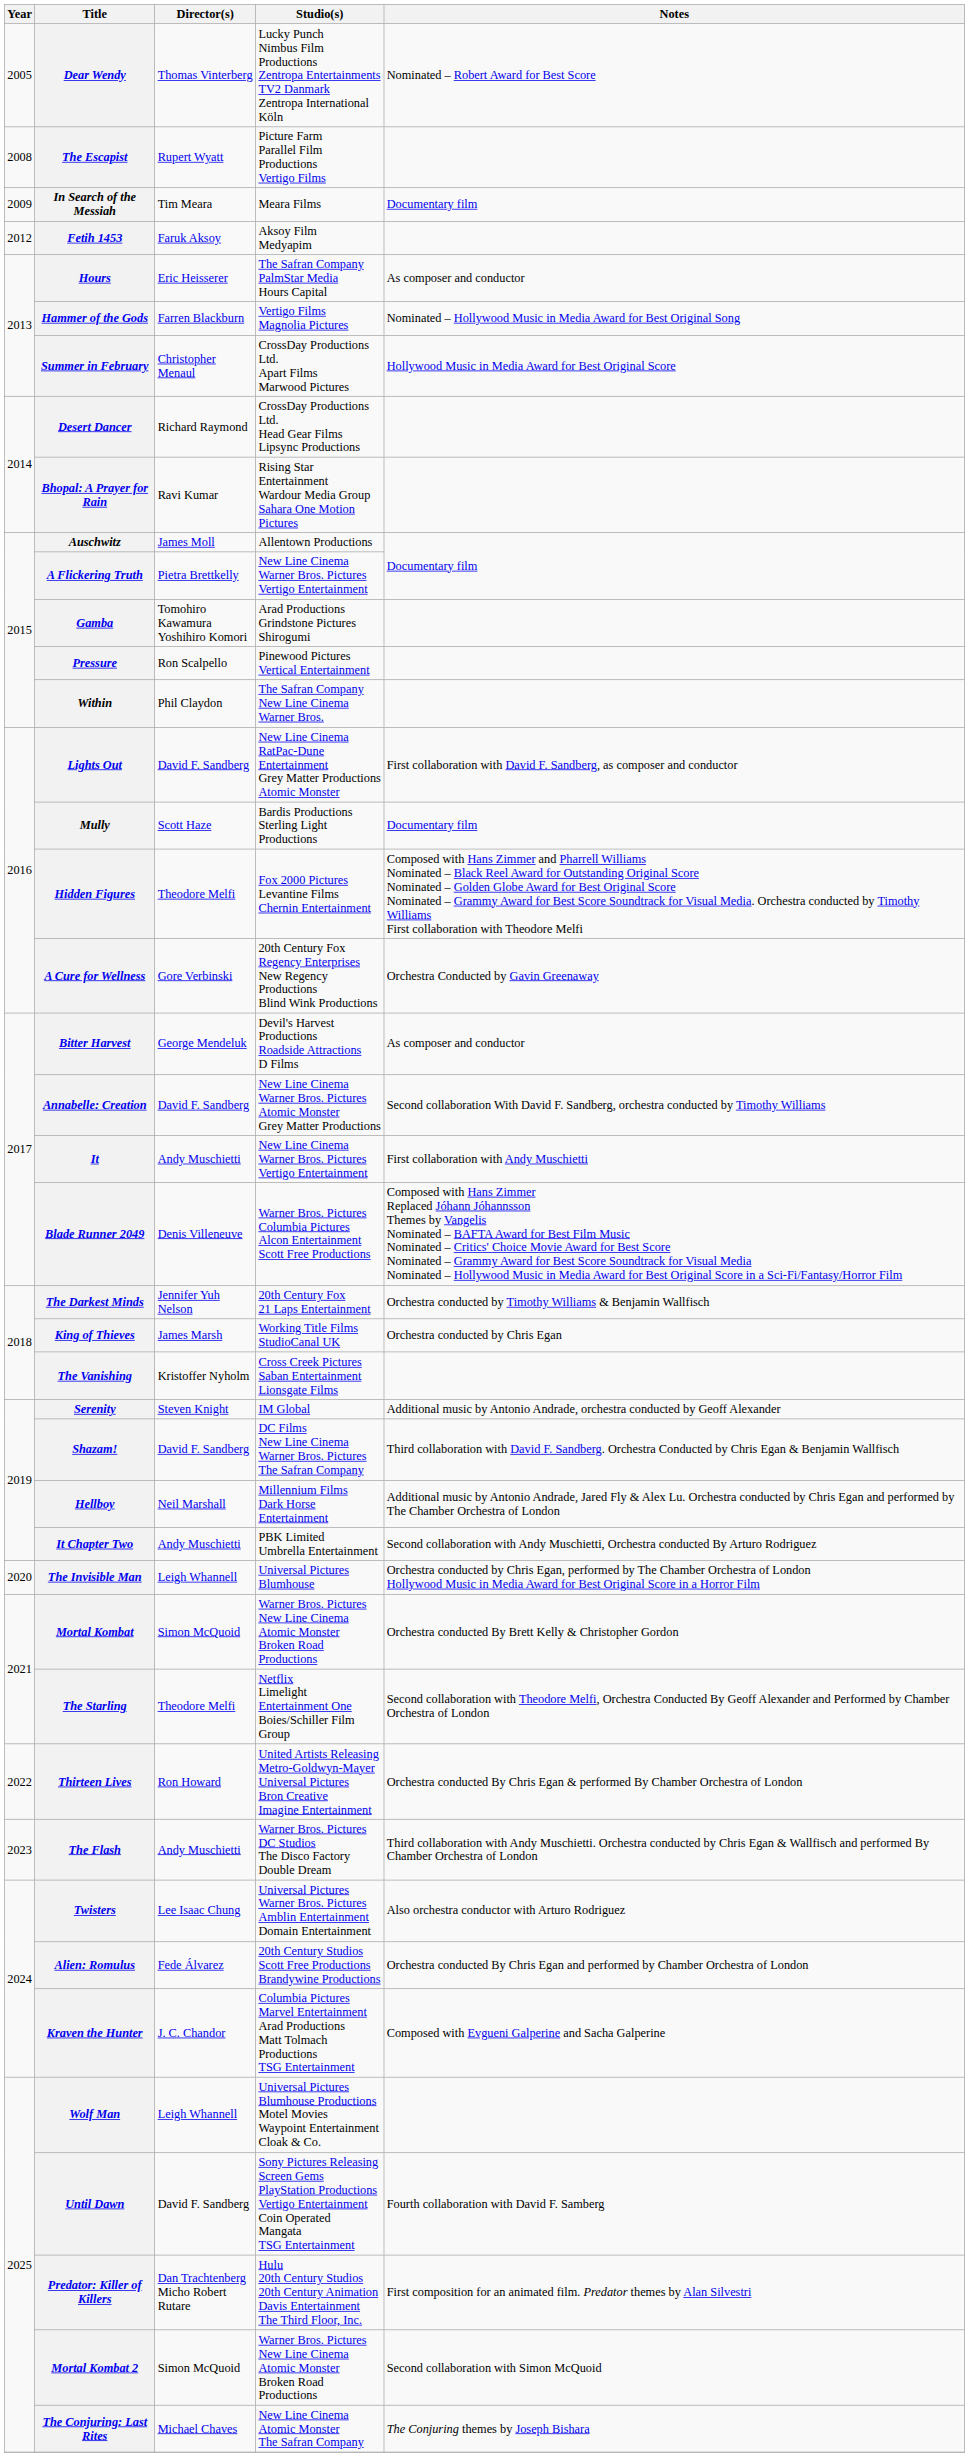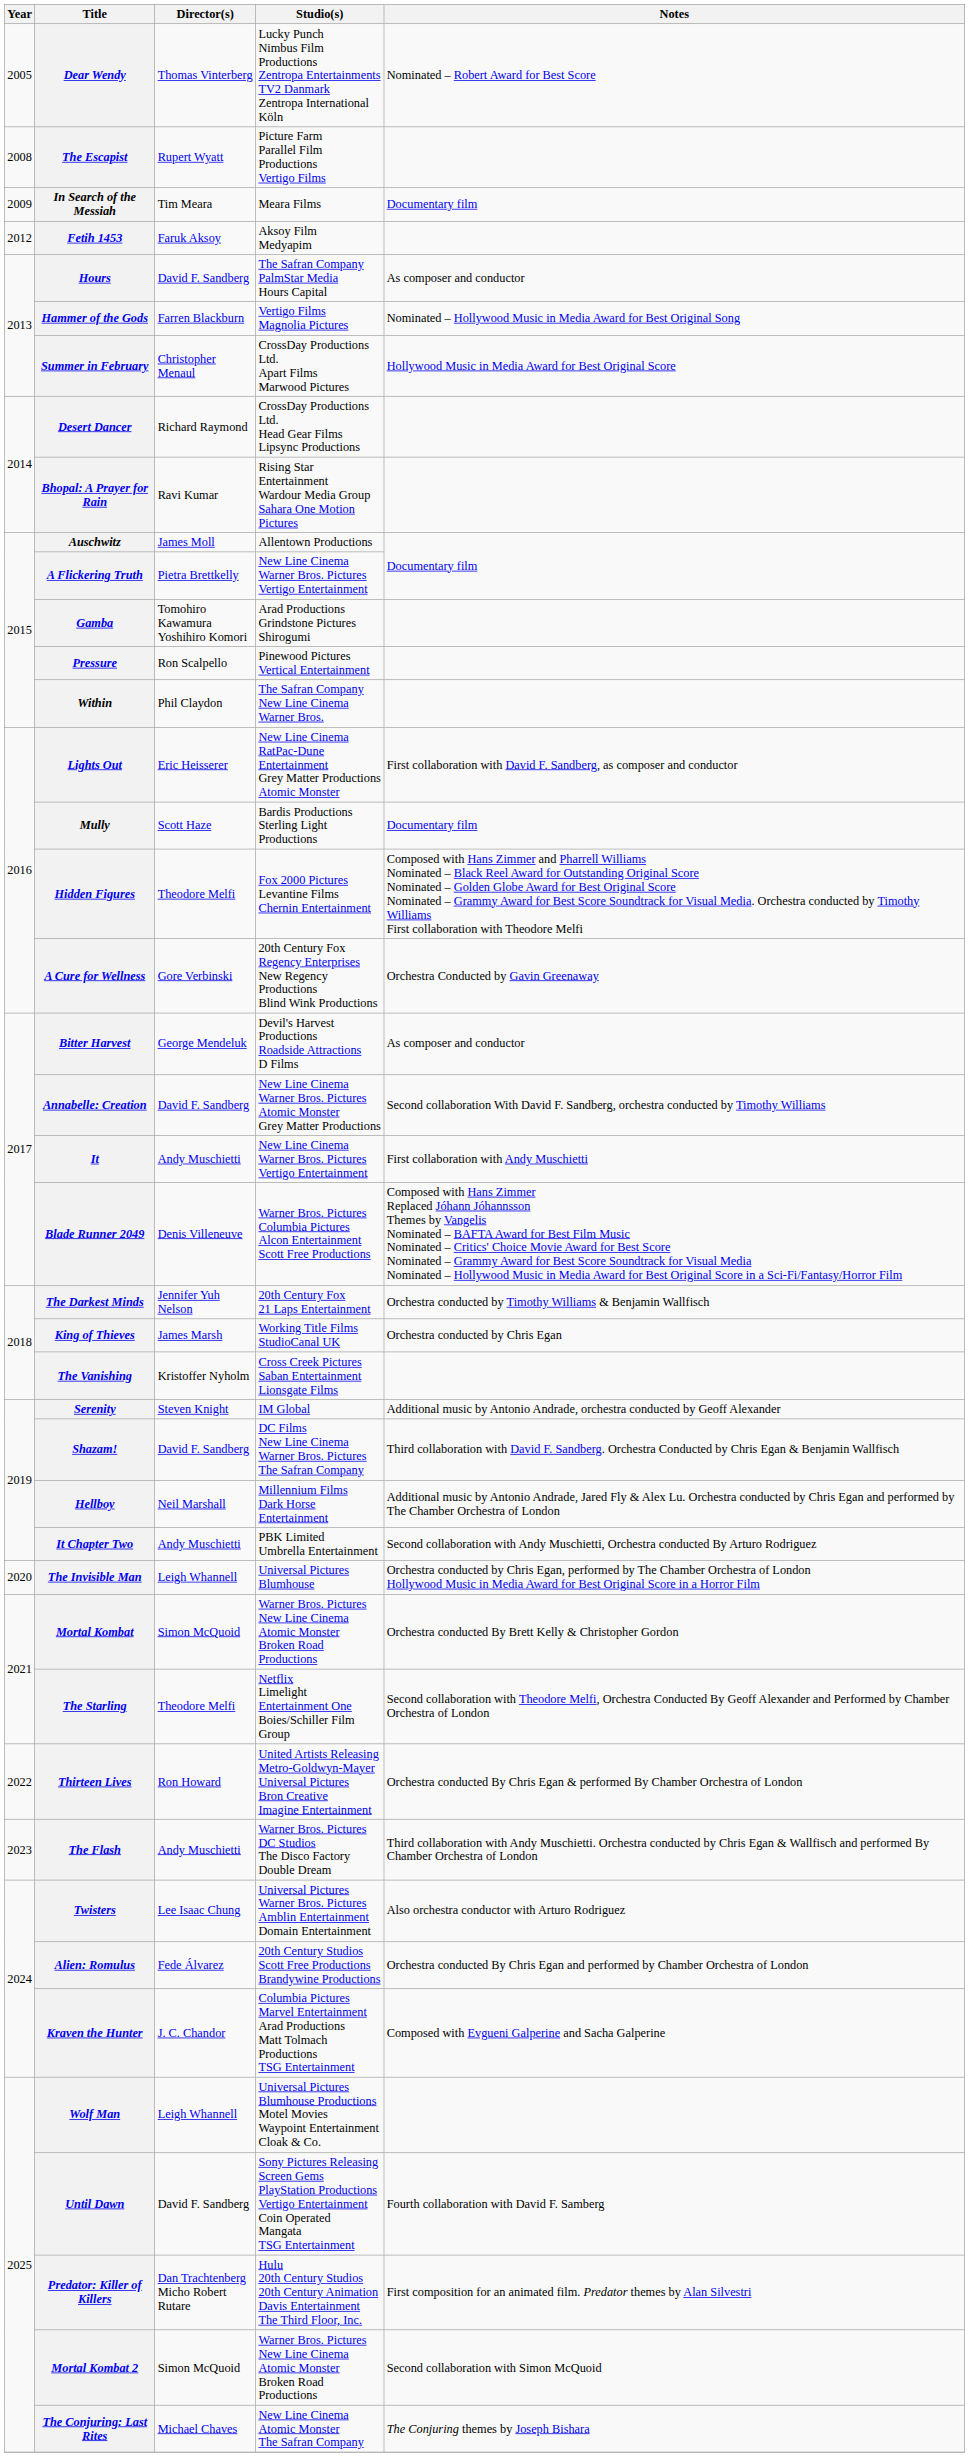(193, 278) Eric Heisserer -> (203, 278) David F. Sandberg
(203, 764) David F. Sandberg -> (193, 764) Eric Heisserer
